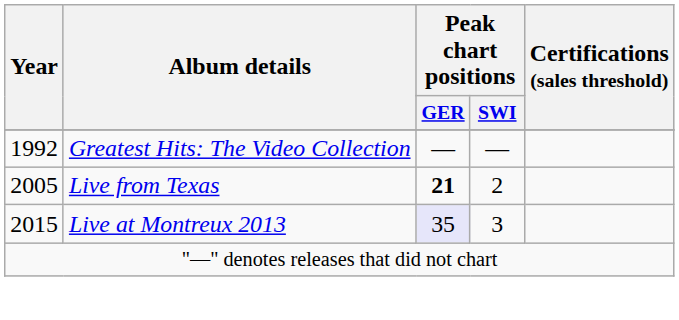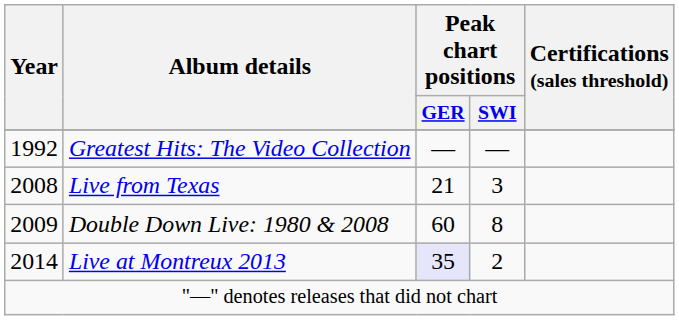(34, 185) 2005 -> (34, 185) 2008
(443, 185) bold -> (443, 185) normal
(497, 185) 2 -> (497, 185) 3
+ row: (229, 223)
(34, 223) 2015 -> (34, 261) 2014
(497, 223) 3 -> (497, 261) 2
